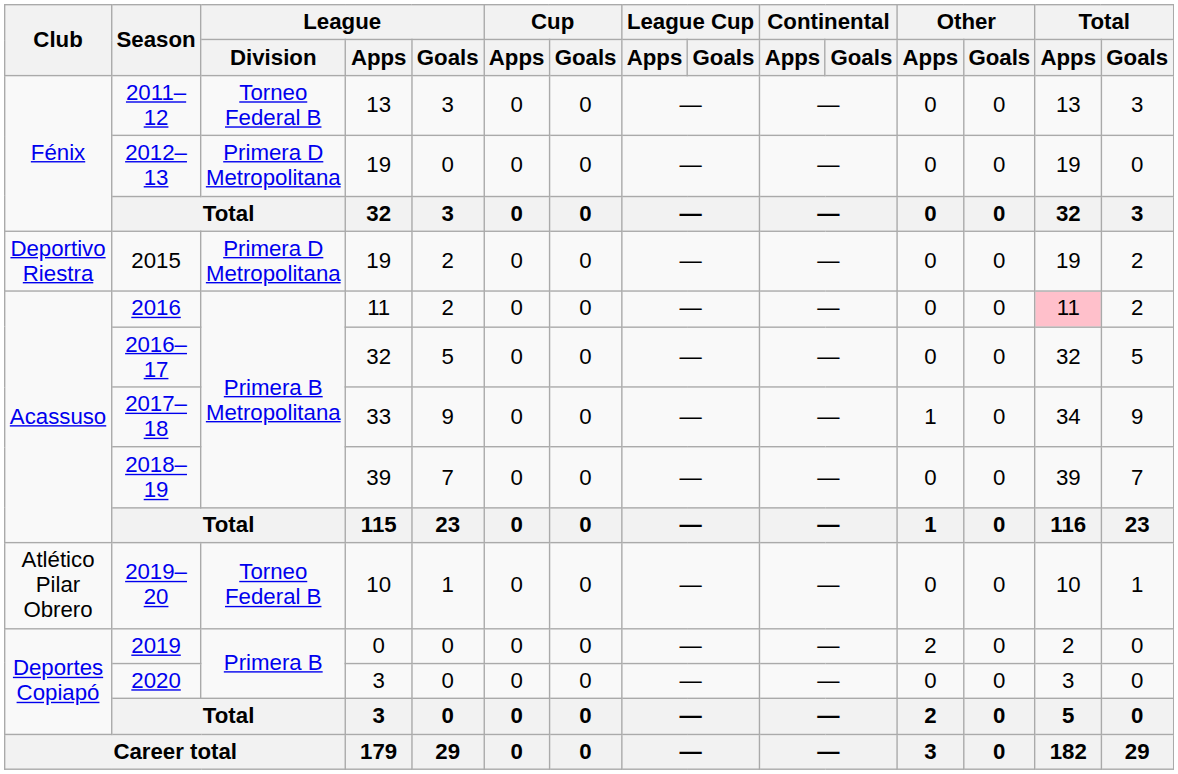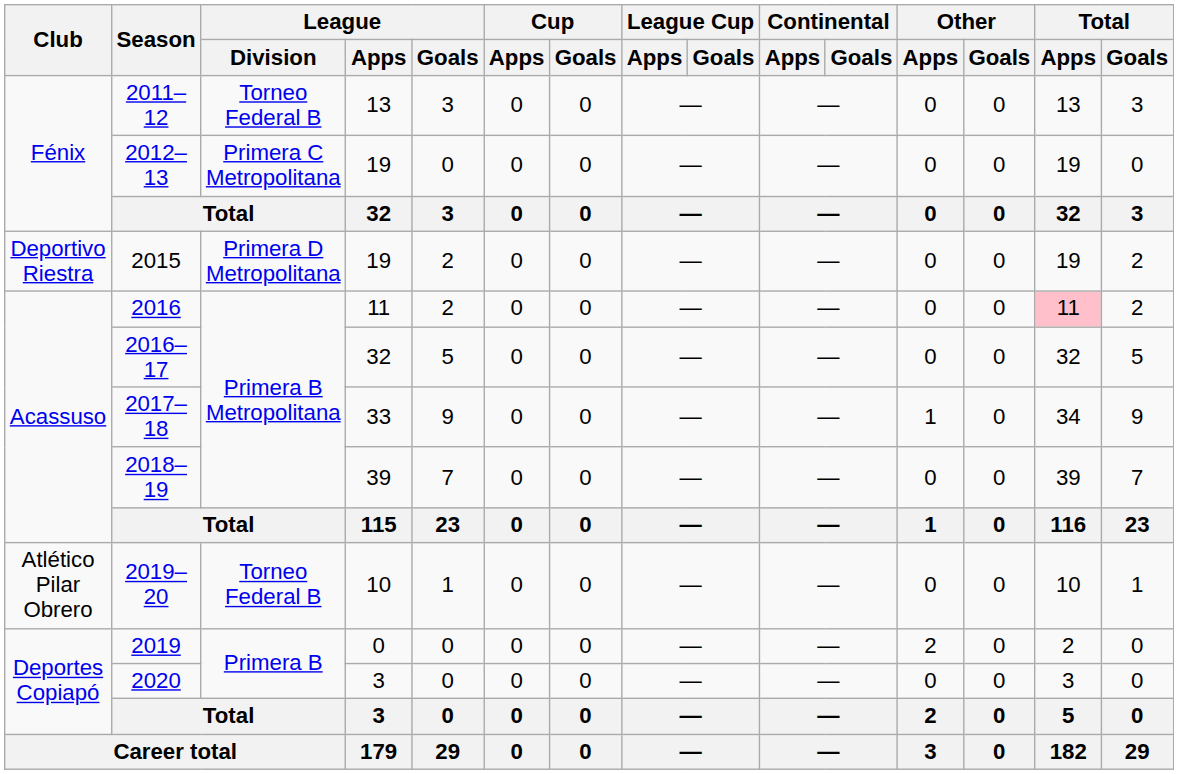(273, 165) Primera D Metropolitana -> (273, 165) Primera C Metropolitana
